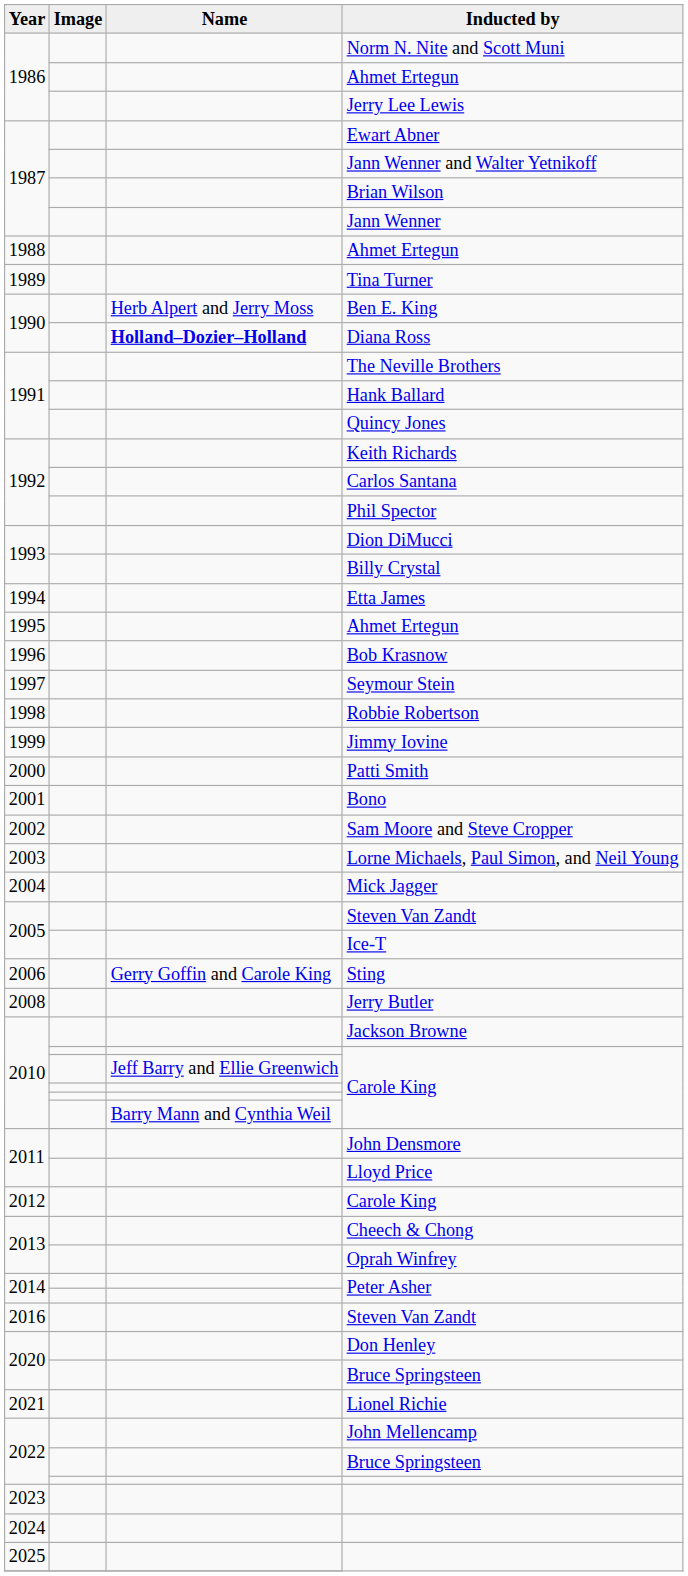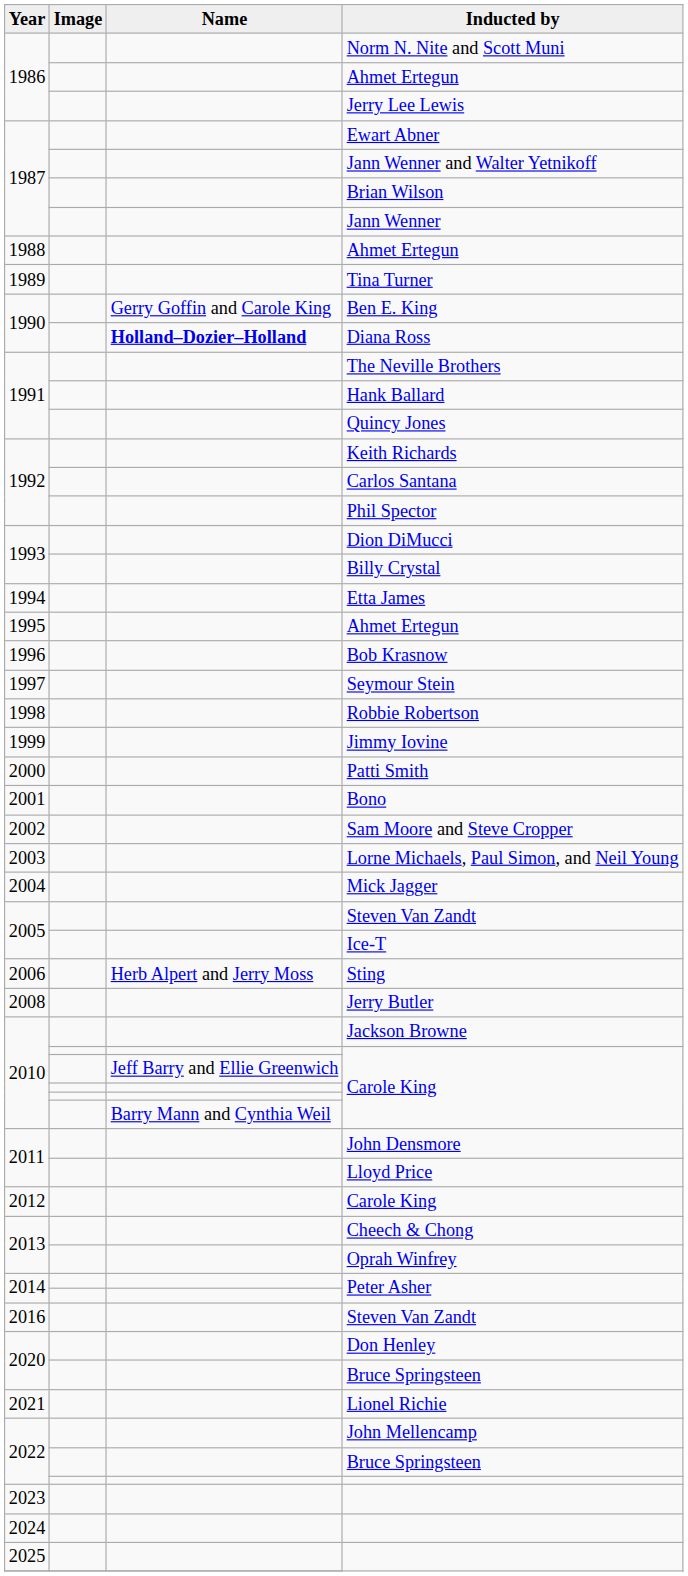(212, 308) Herb Alpert and Jerry Moss -> (221, 308) Gerry Goffin and Carole King
(221, 973) Gerry Goffin and Carole King -> (212, 973) Herb Alpert and Jerry Moss
